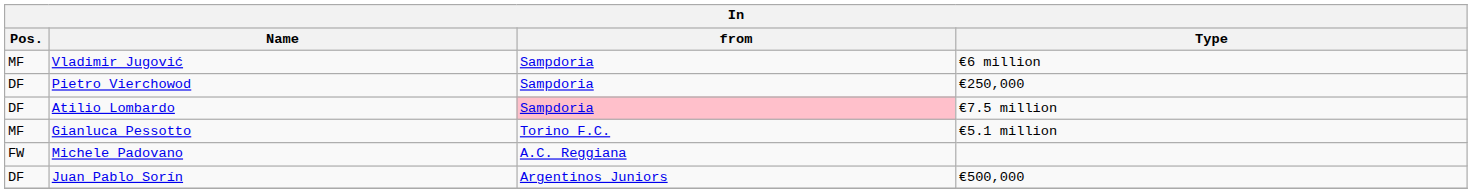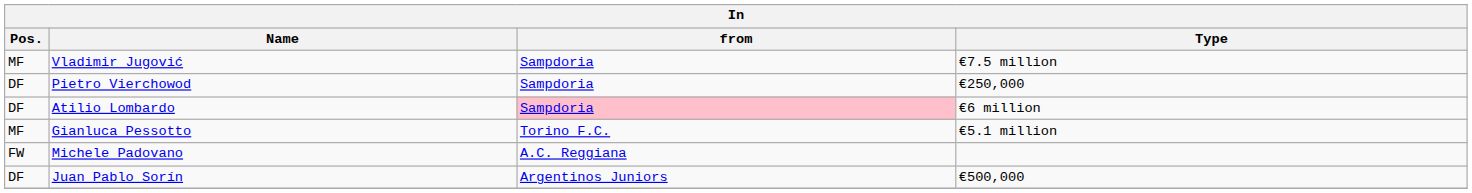(1000, 62) €6 million -> (1008, 62) €7.5 million
(1008, 108) €7.5 million -> (1000, 108) €6 million
